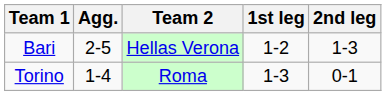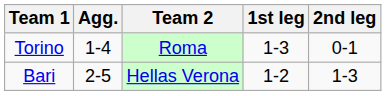rows swapped: (39, 47) <-> (39, 76)
